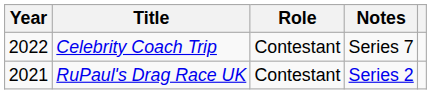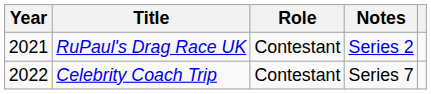rows swapped: (151, 74) <-> (137, 46)
